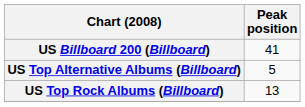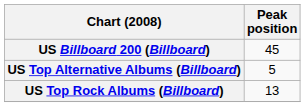(272, 49) 41 -> (272, 49) 45
